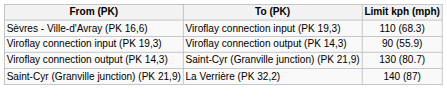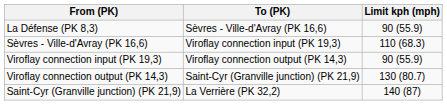+ row: (52, 28)
